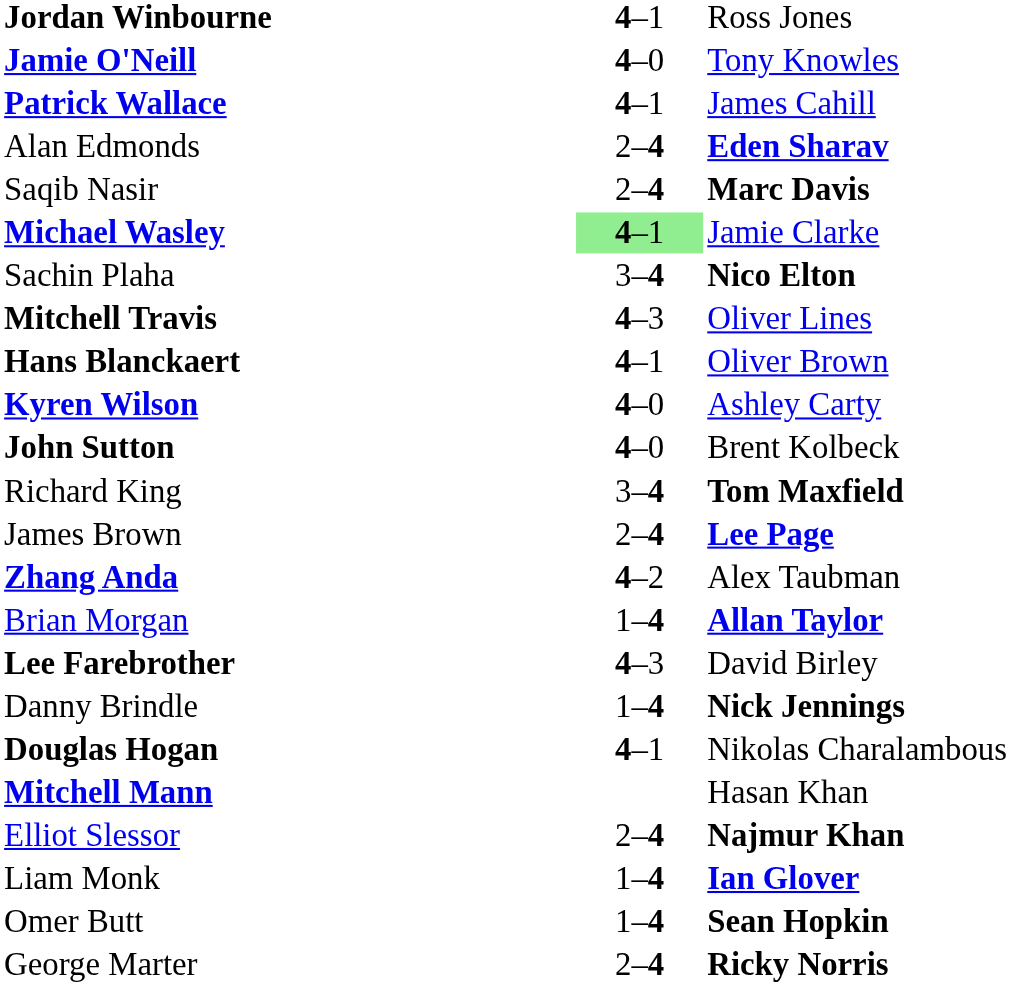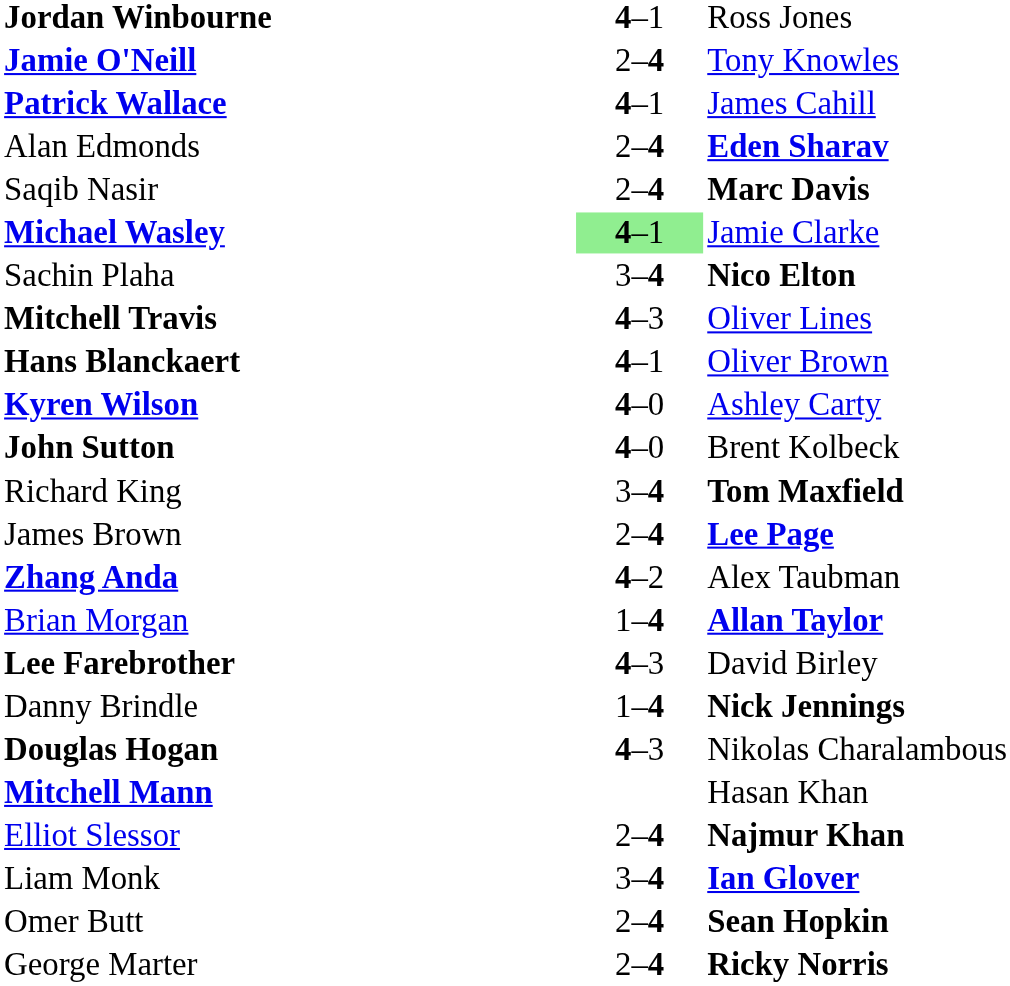(640, 60) 4–0 -> (640, 60) 2–4
(640, 749) 4–1 -> (640, 749) 4–3
(640, 878) 1–4 -> (640, 878) 3–4
(640, 921) 1–4 -> (640, 921) 2–4
